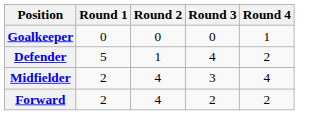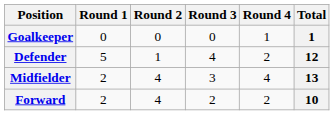+ column: (312, 15)
